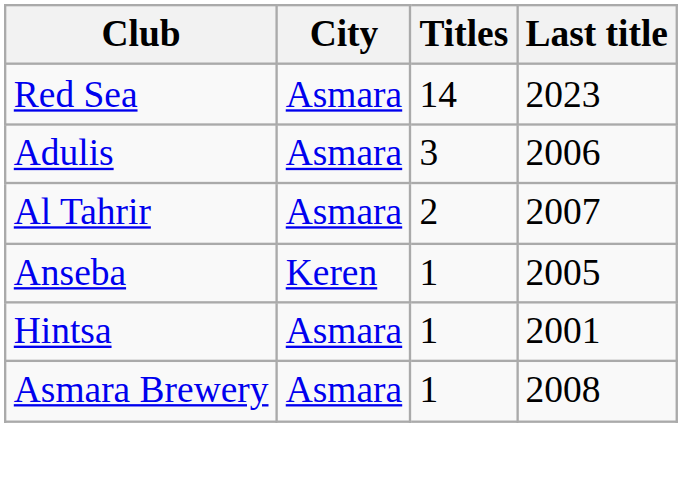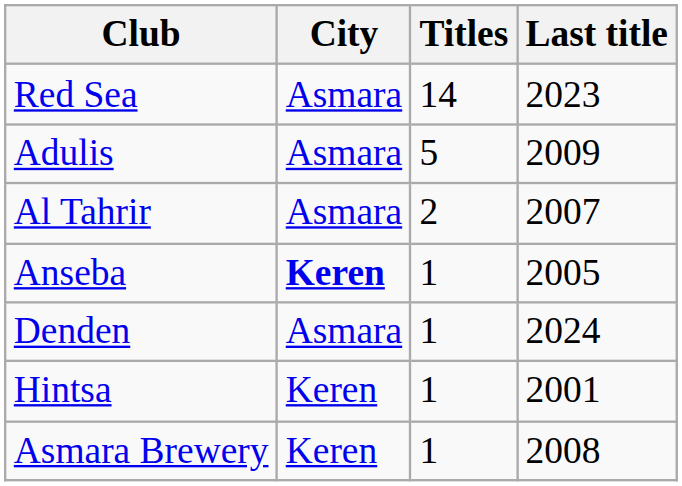(429, 152) 3 -> (429, 152) 5
(563, 152) 2006 -> (563, 152) 2009
(331, 271) normal -> (335, 271) bold
+ row: (72, 331)
(344, 331) Asmara -> (331, 390) Keren
(344, 390) Asmara -> (331, 449) Keren
